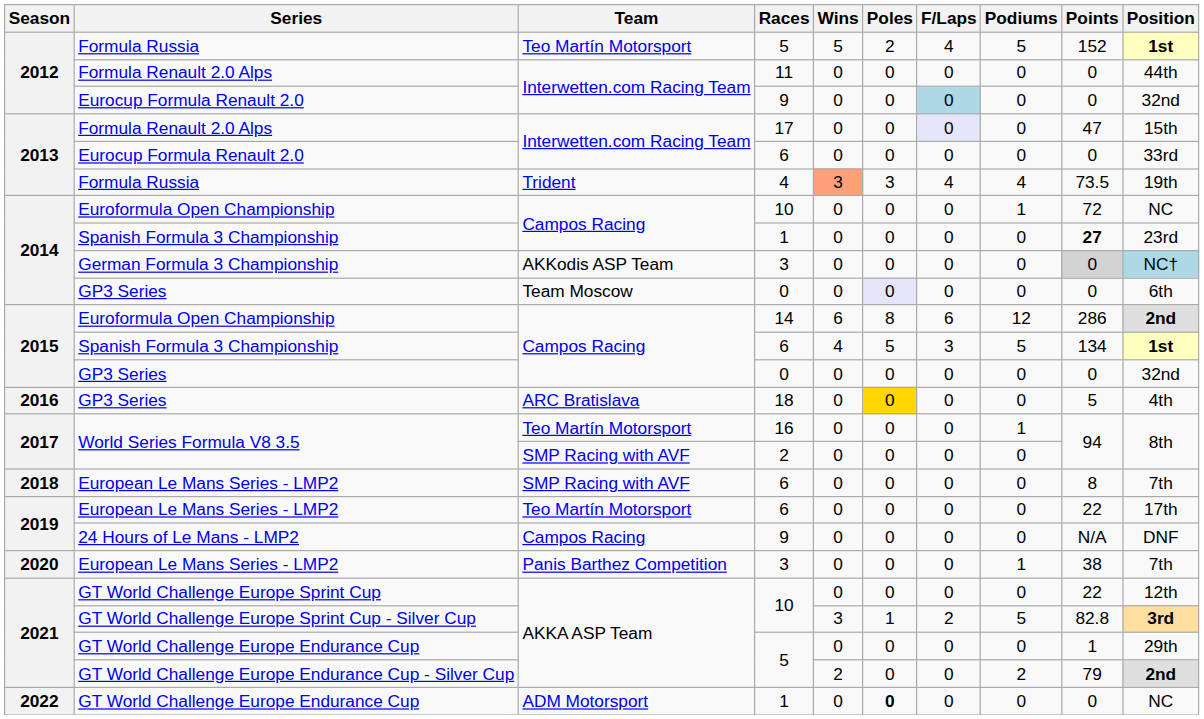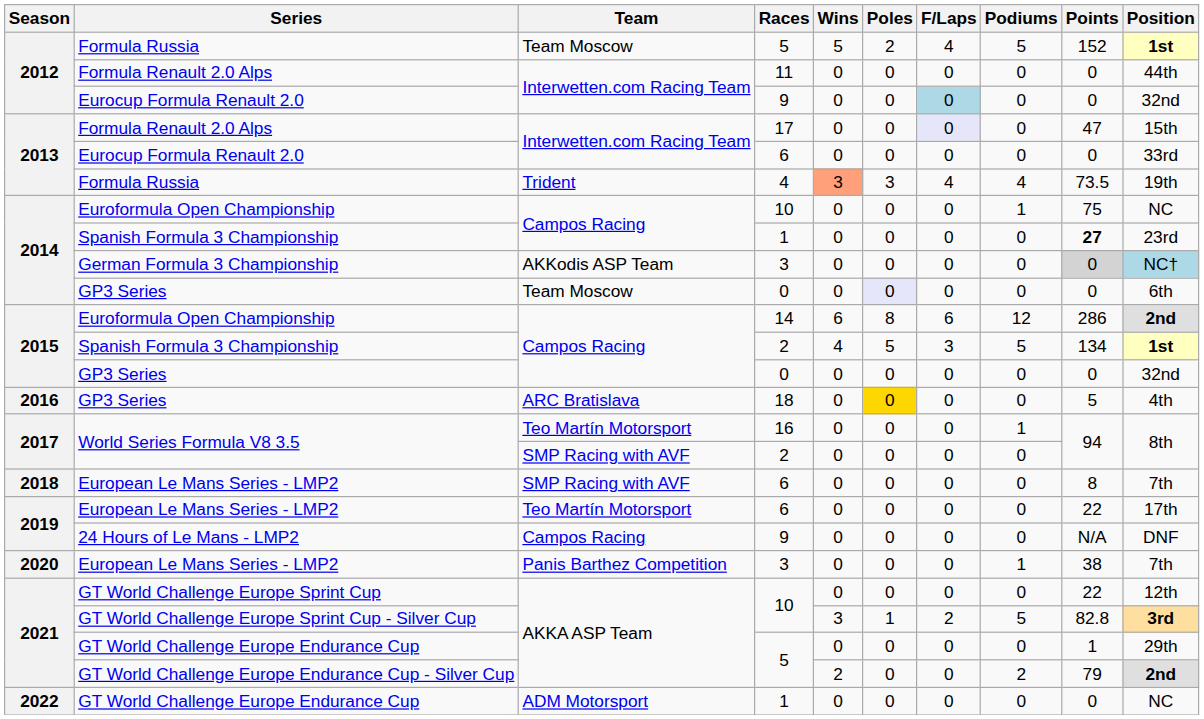(607, 46) Teo Martín Motorsport -> (578, 46) Team Moscow
(1092, 210) 72 -> (1092, 210) 75
(784, 346) 6 -> (784, 346) 2
(890, 701) bold -> (890, 701) normal
